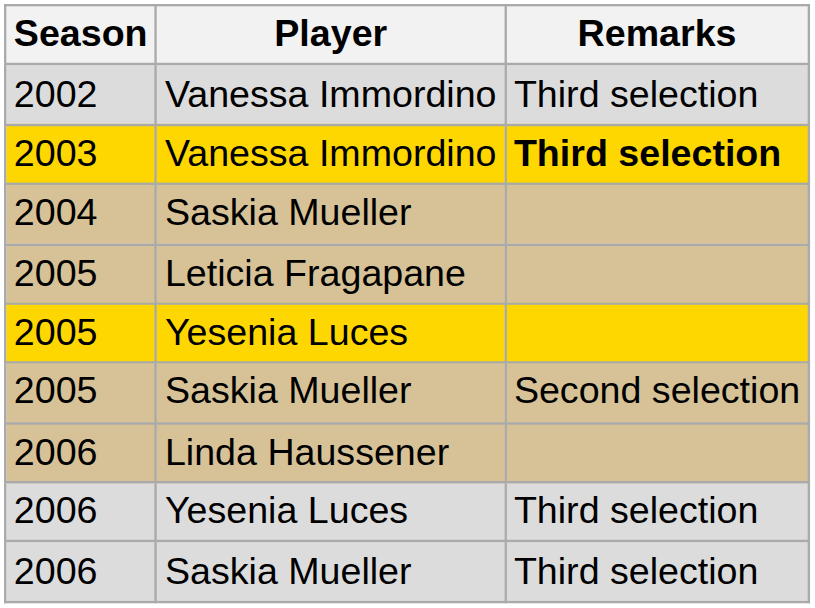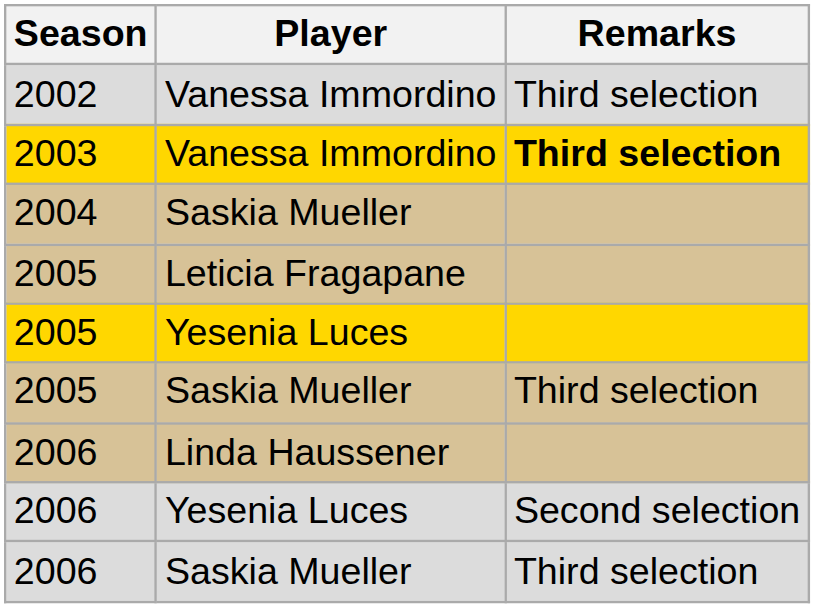(657, 392) Second selection -> (636, 392) Third selection
(636, 511) Third selection -> (657, 511) Second selection
